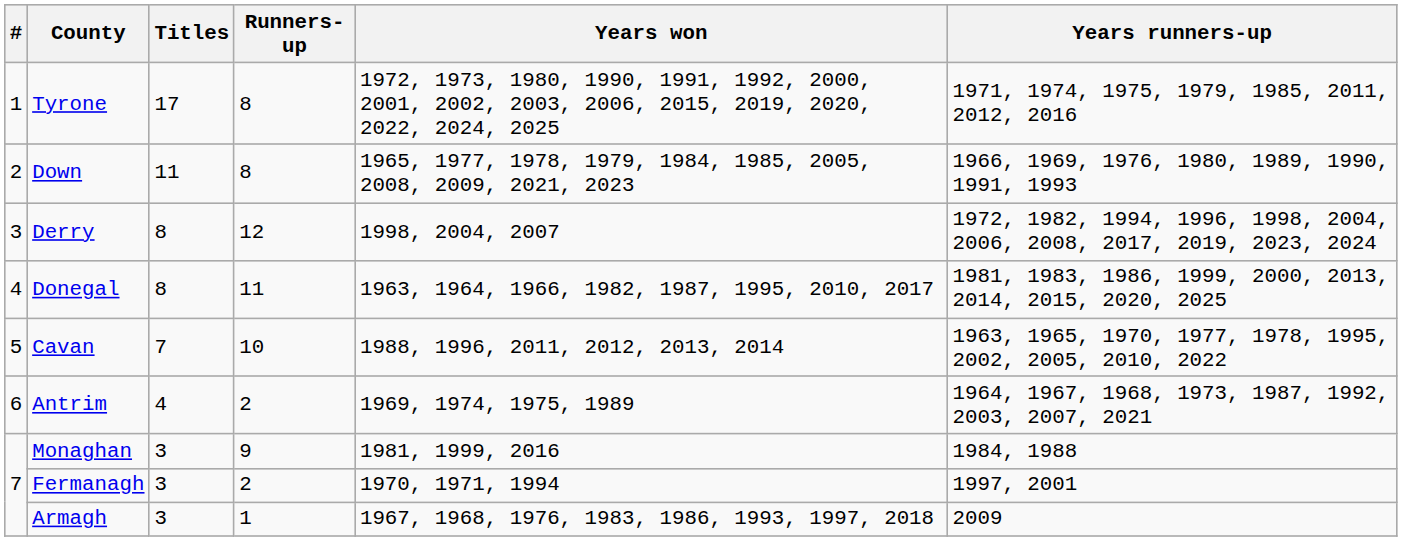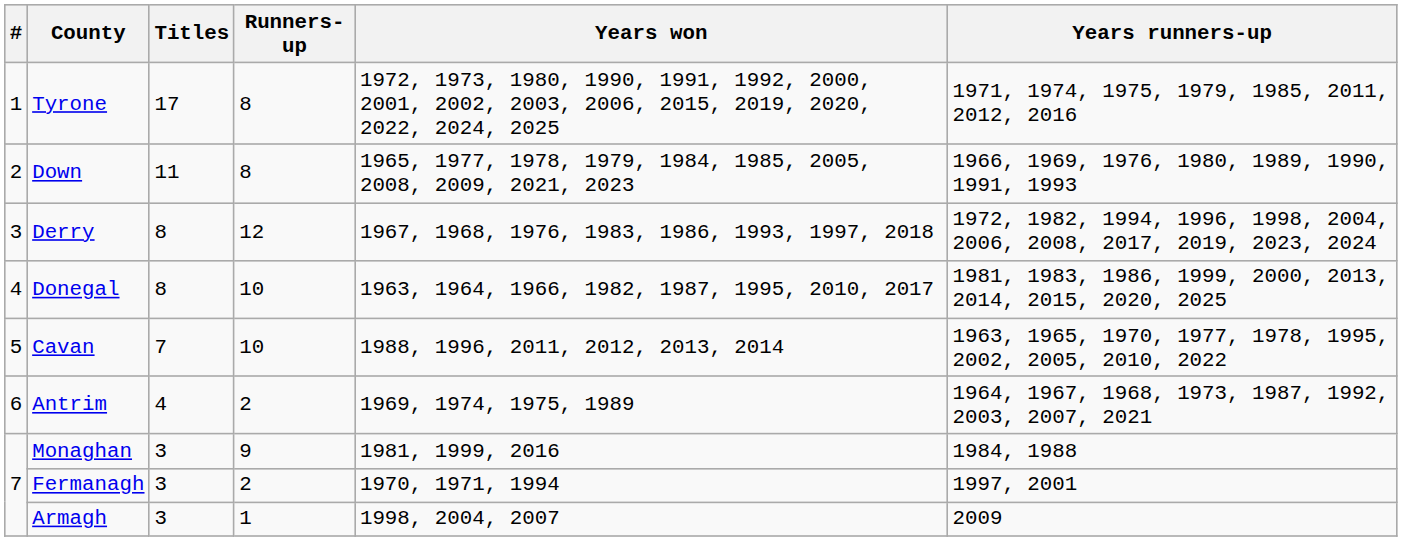(460, 231) 1998, 2004, 2007 -> (647, 231) 1967, 1968, 1976, 1983, 1986, 1993, 1997, 2018
(252, 289) 11 -> (252, 289) 10
(647, 519) 1967, 1968, 1976, 1983, 1986, 1993, 1997, 2018 -> (460, 519) 1998, 2004, 2007
